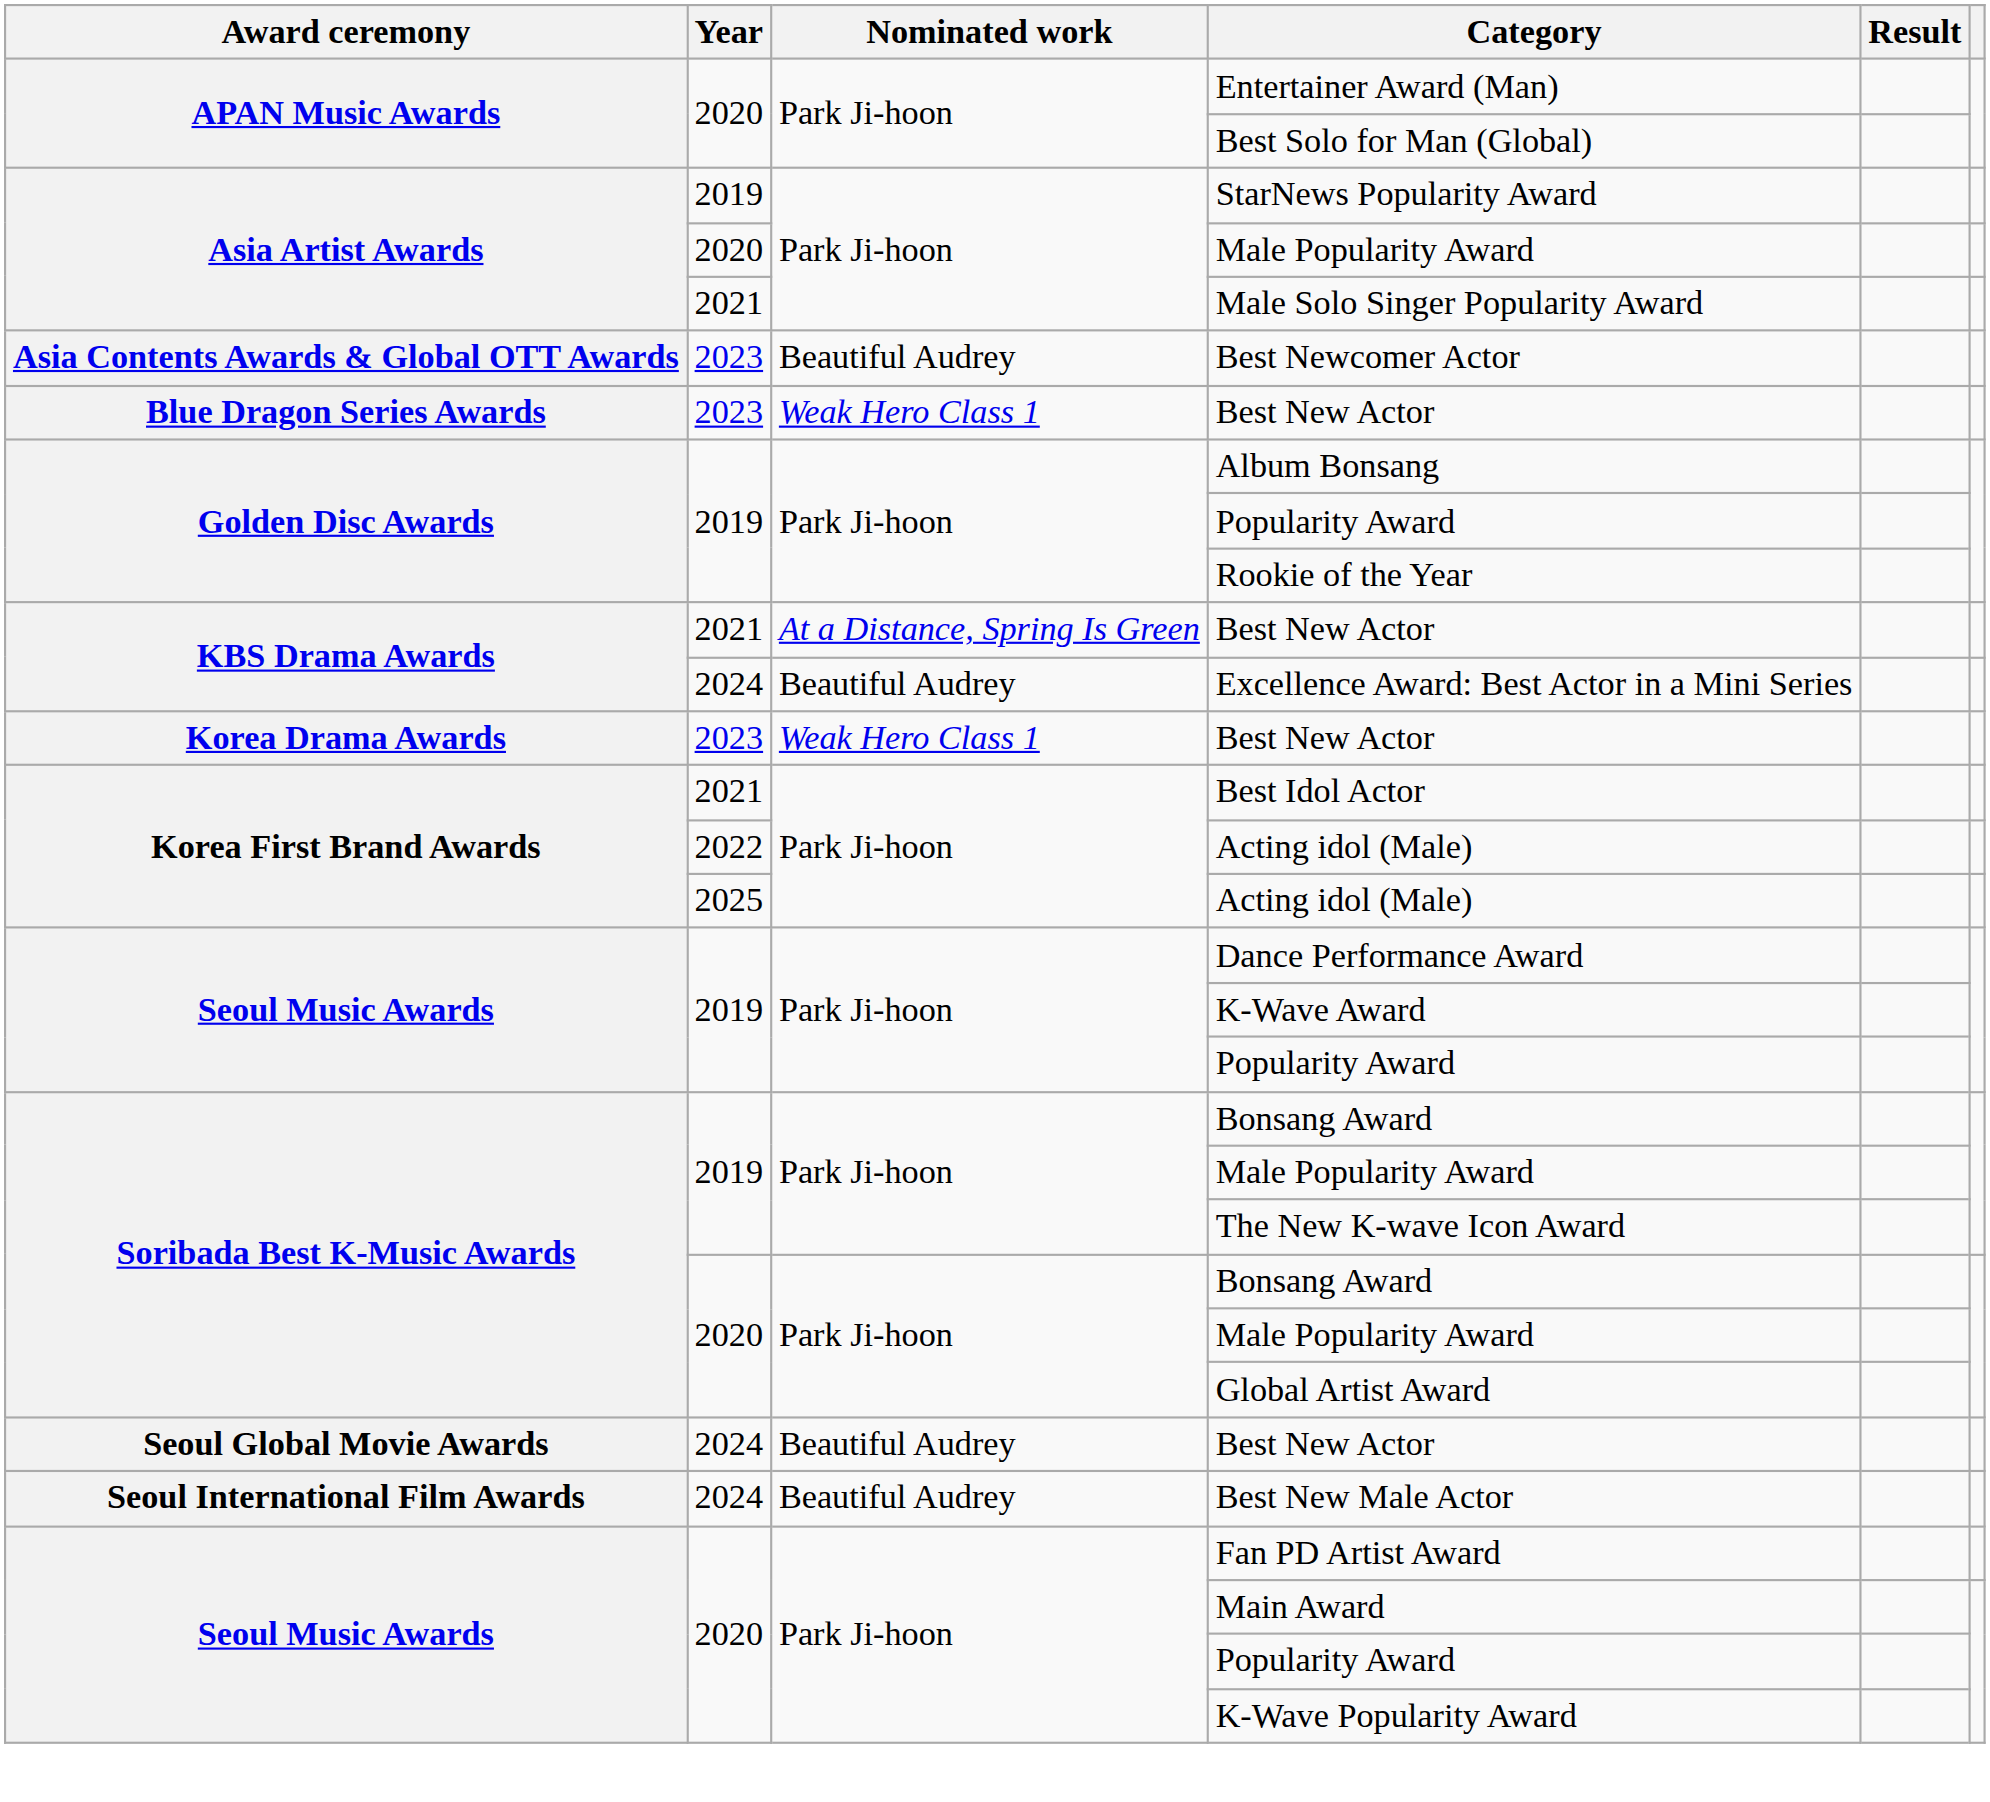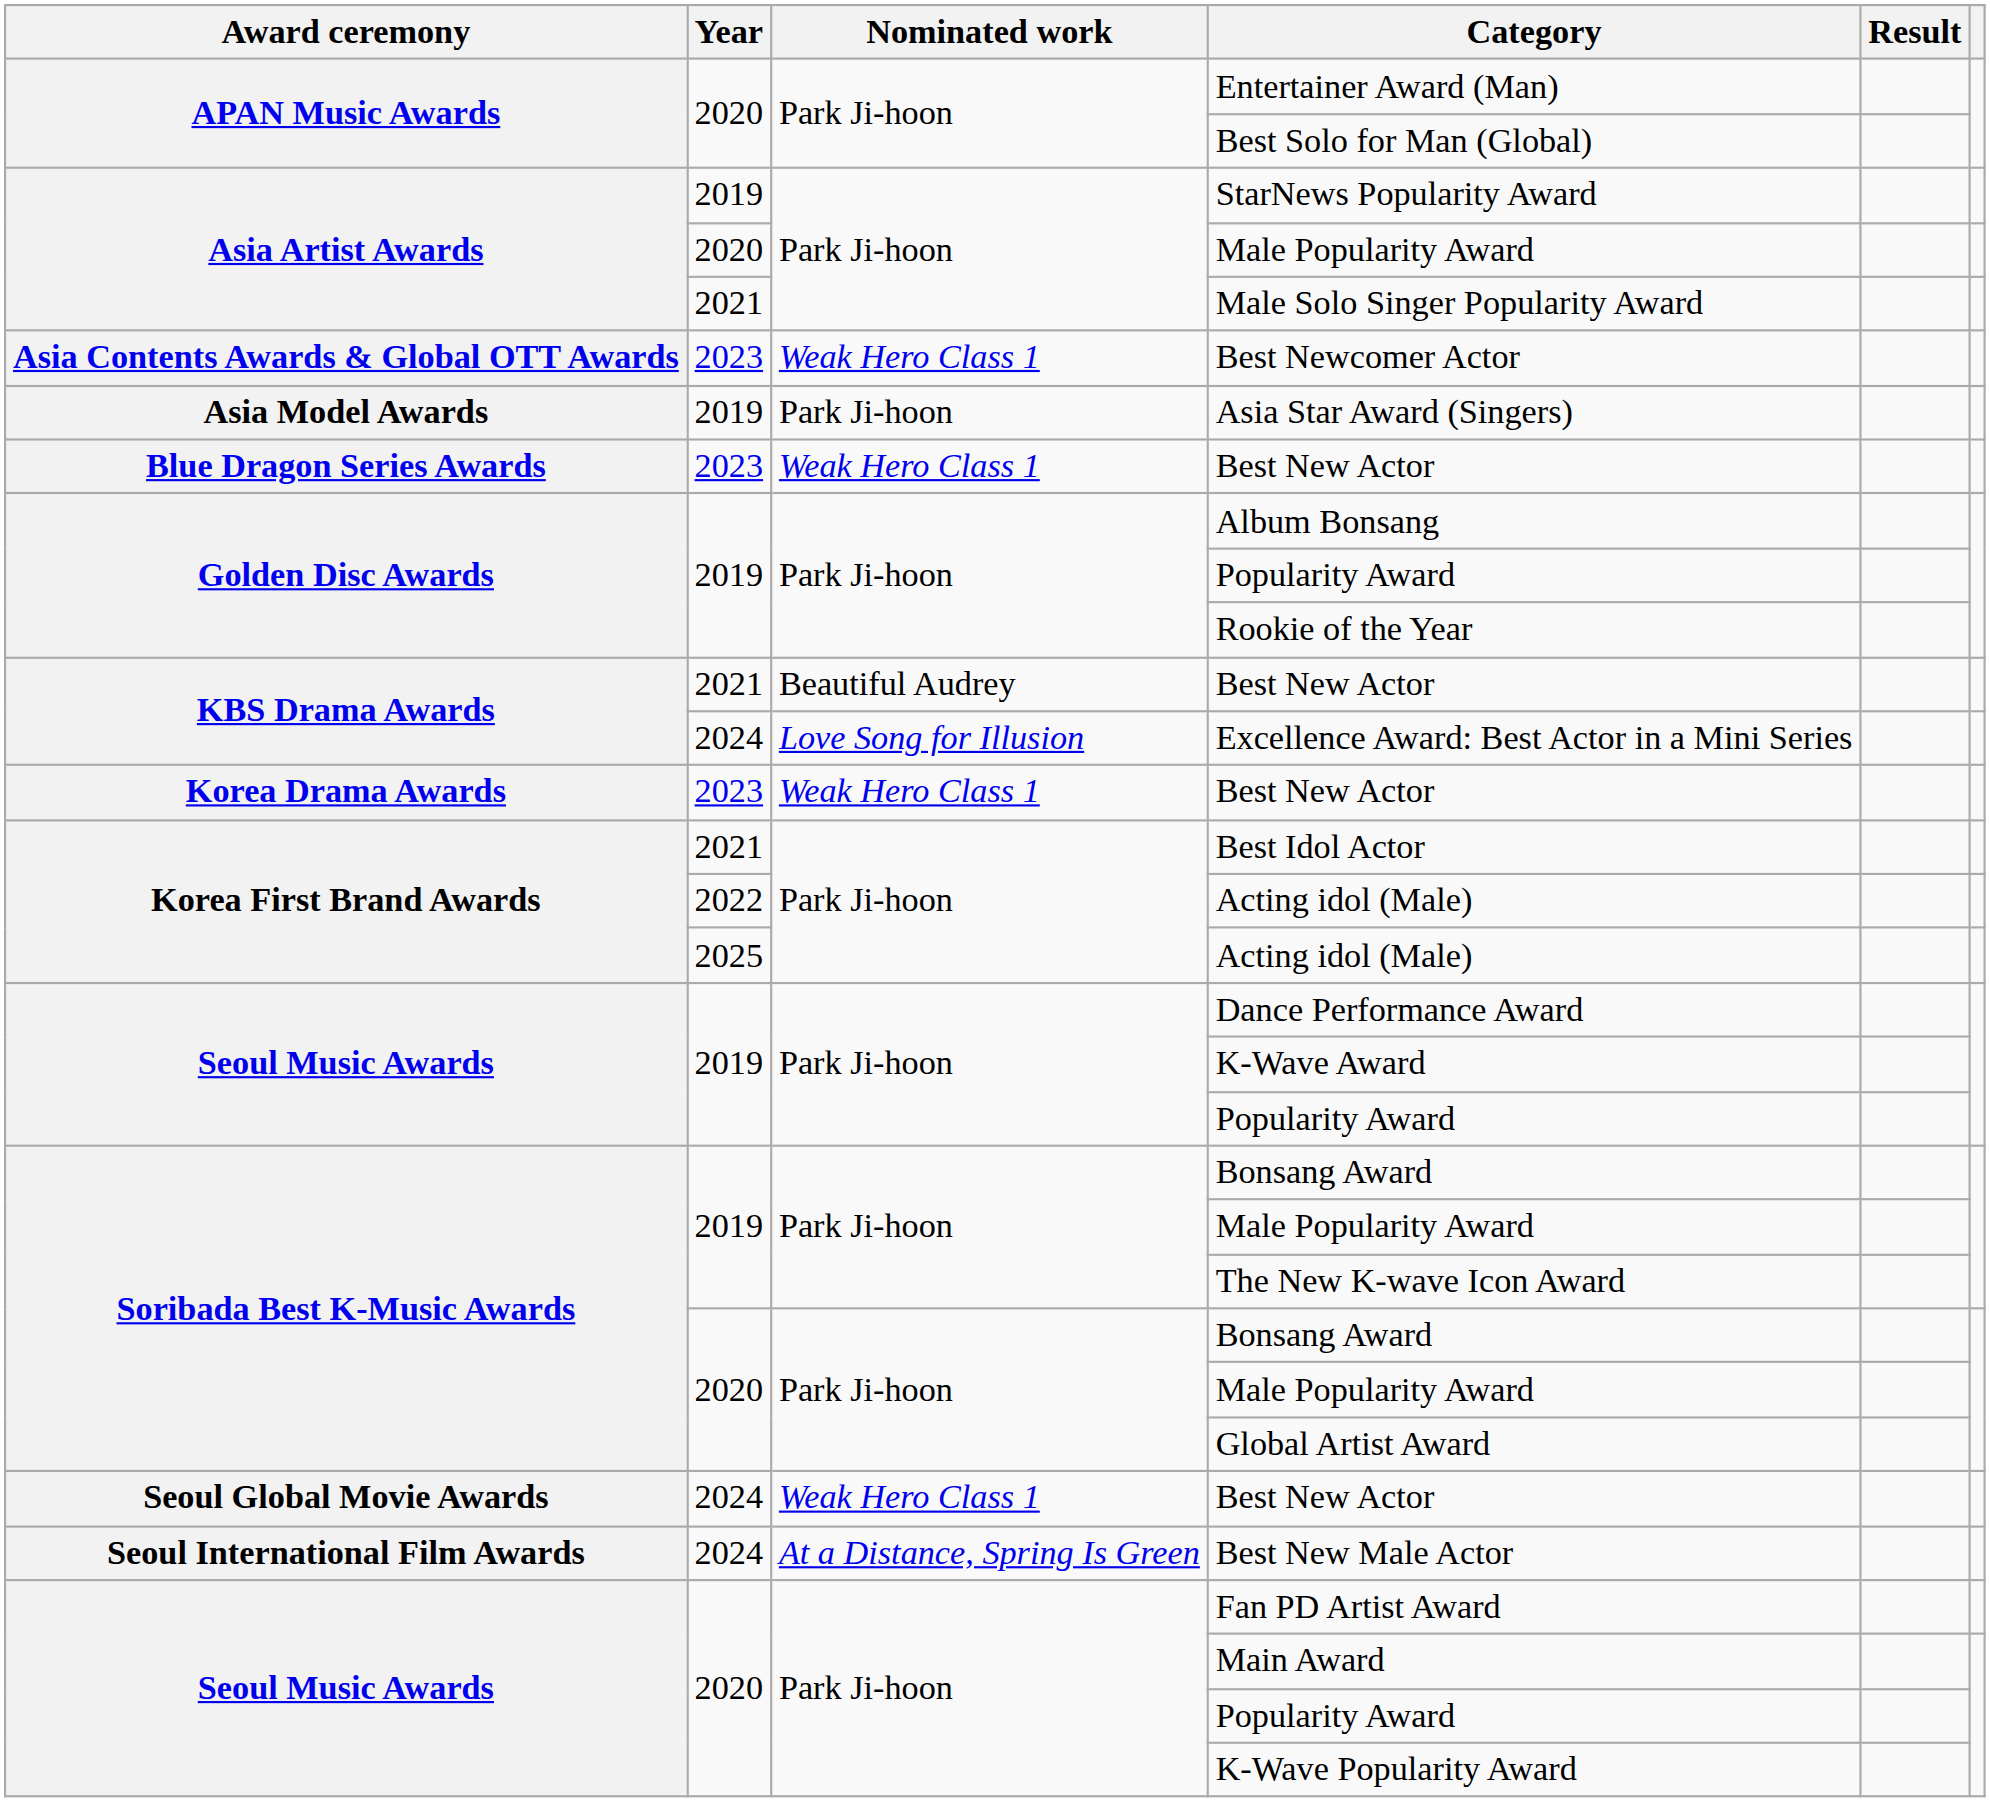(897, 357) Beautiful Audrey -> (909, 357) Weak Hero Class 1
+ row: (729, 411)
(989, 628) At a Distance, Spring Is Green -> (897, 683) Beautiful Audrey
(897, 683) Beautiful Audrey -> (932, 737) Love Song for Illusion
(897, 1443) Beautiful Audrey -> (909, 1497) Weak Hero Class 1
(897, 1497) Beautiful Audrey -> (989, 1552) At a Distance, Spring Is Green
